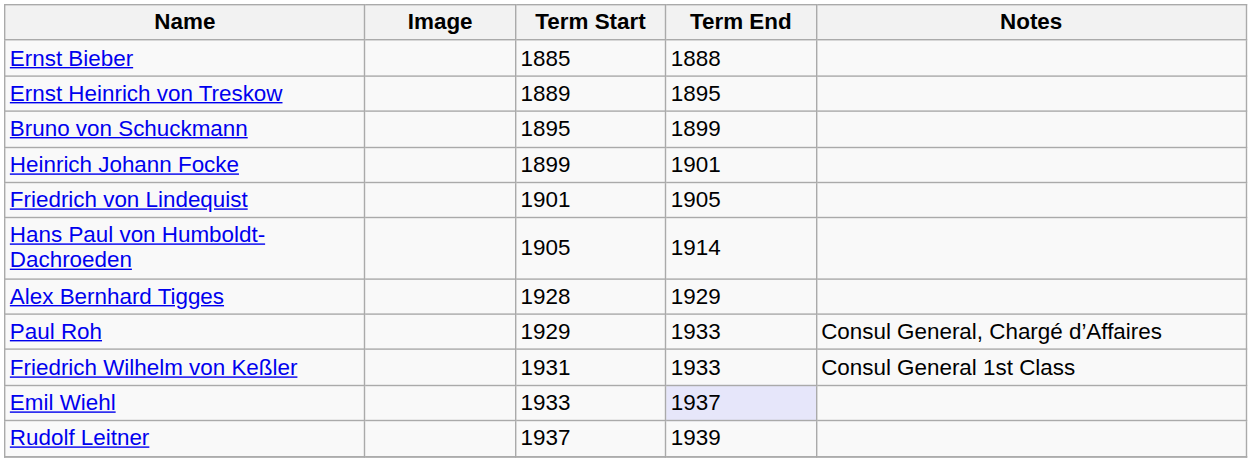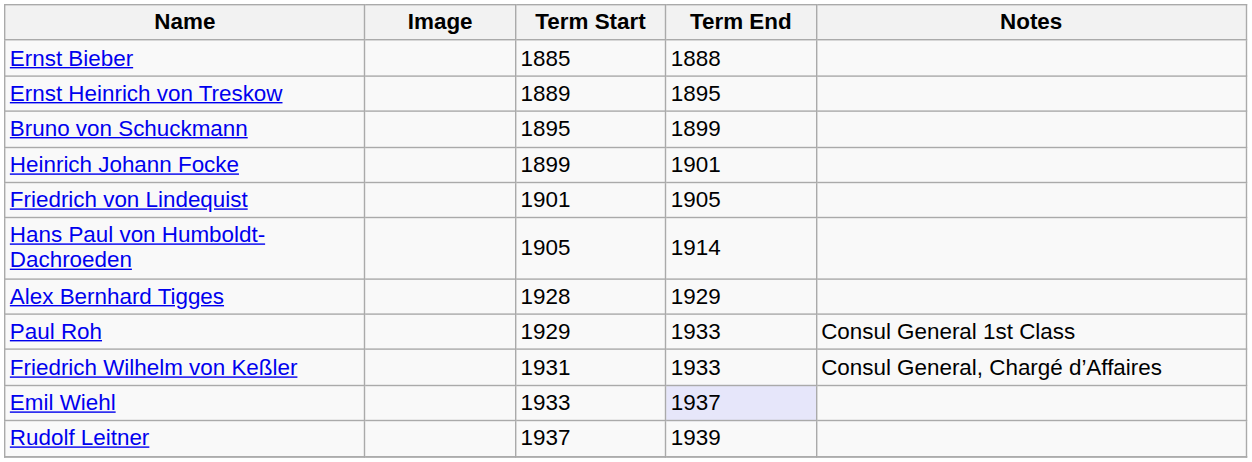(992, 331) Consul General, Chargé d’Affaires -> (948, 331) Consul General 1st Class
(948, 367) Consul General 1st Class -> (992, 367) Consul General, Chargé d’Affaires
